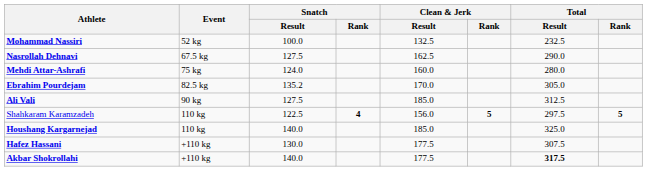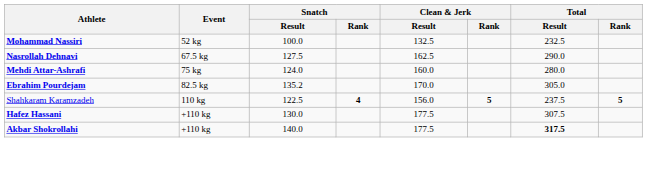- row: (21, 100)
(555, 115) 297.5 -> (555, 100) 237.5
- row: (52, 130)
